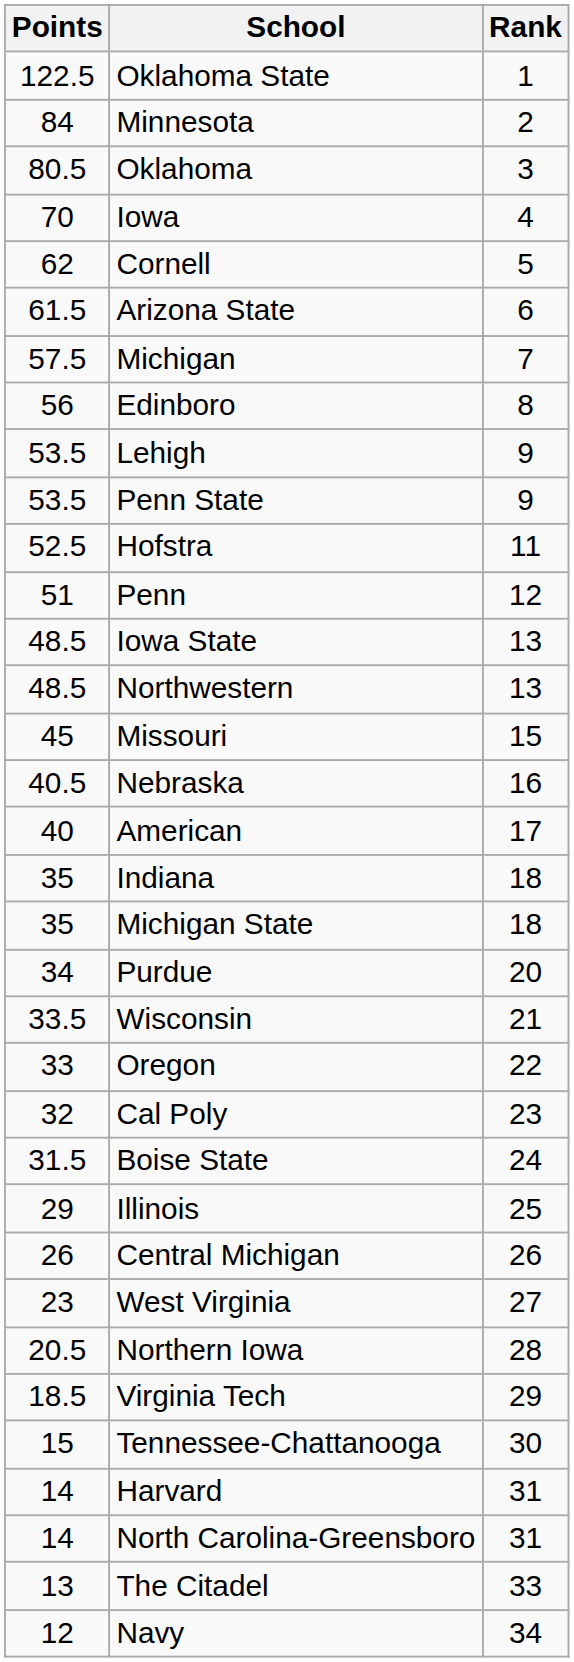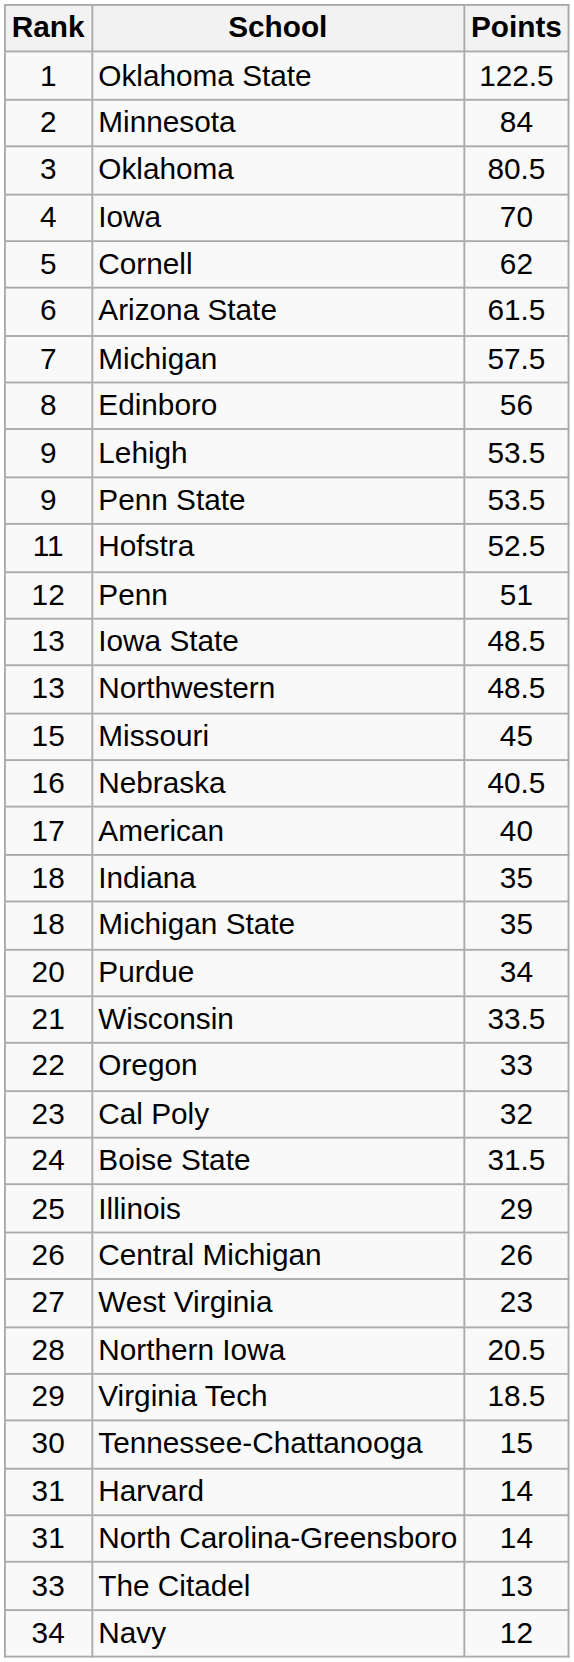columns swapped: (525, 28) <-> (57, 28)
